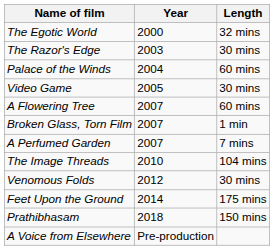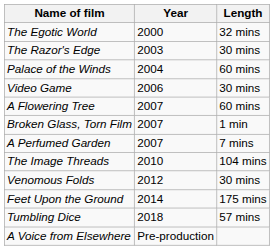(150, 87) 2005 -> (150, 87) 2006
- row: (43, 217)
+ row: (44, 217)
